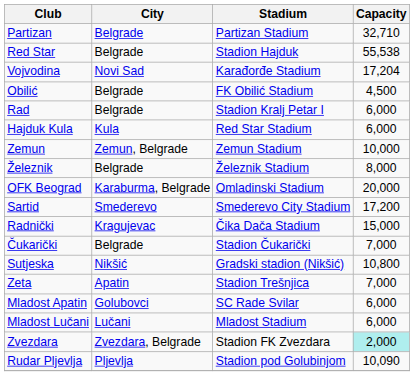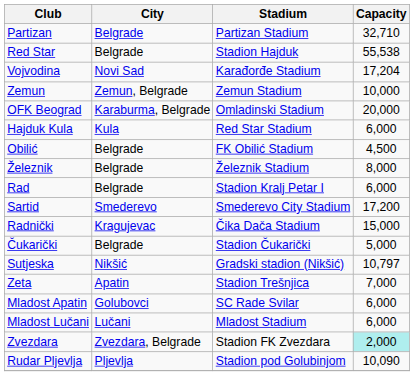rows swapped: (26, 149) <-> (22, 91)
rows swapped: (18, 110) <-> (44, 187)
(381, 245) 7,000 -> (381, 245) 5,000
(381, 264) 10,800 -> (381, 264) 10,797
